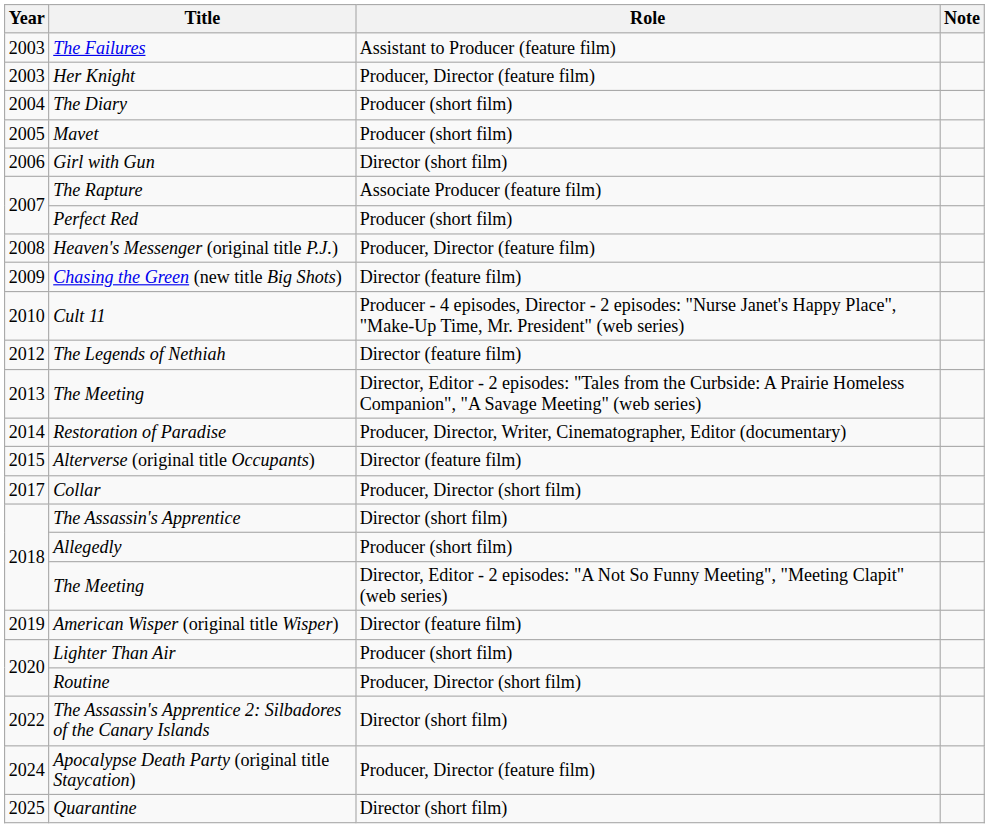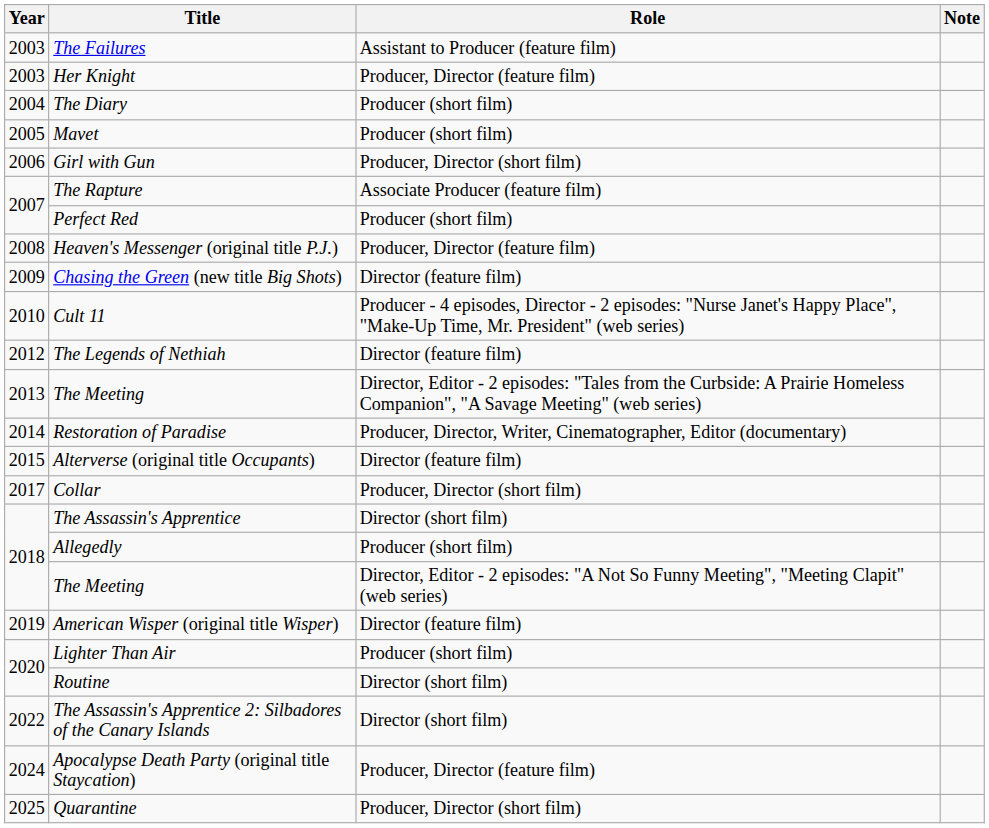(434, 162) Director (short film) -> (470, 162) Producer, Director (short film)
(470, 682) Producer, Director (short film) -> (434, 682) Director (short film)
(434, 808) Director (short film) -> (470, 808) Producer, Director (short film)
